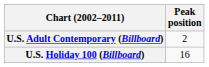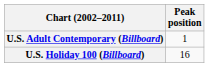(185, 39) 2 -> (185, 39) 1
